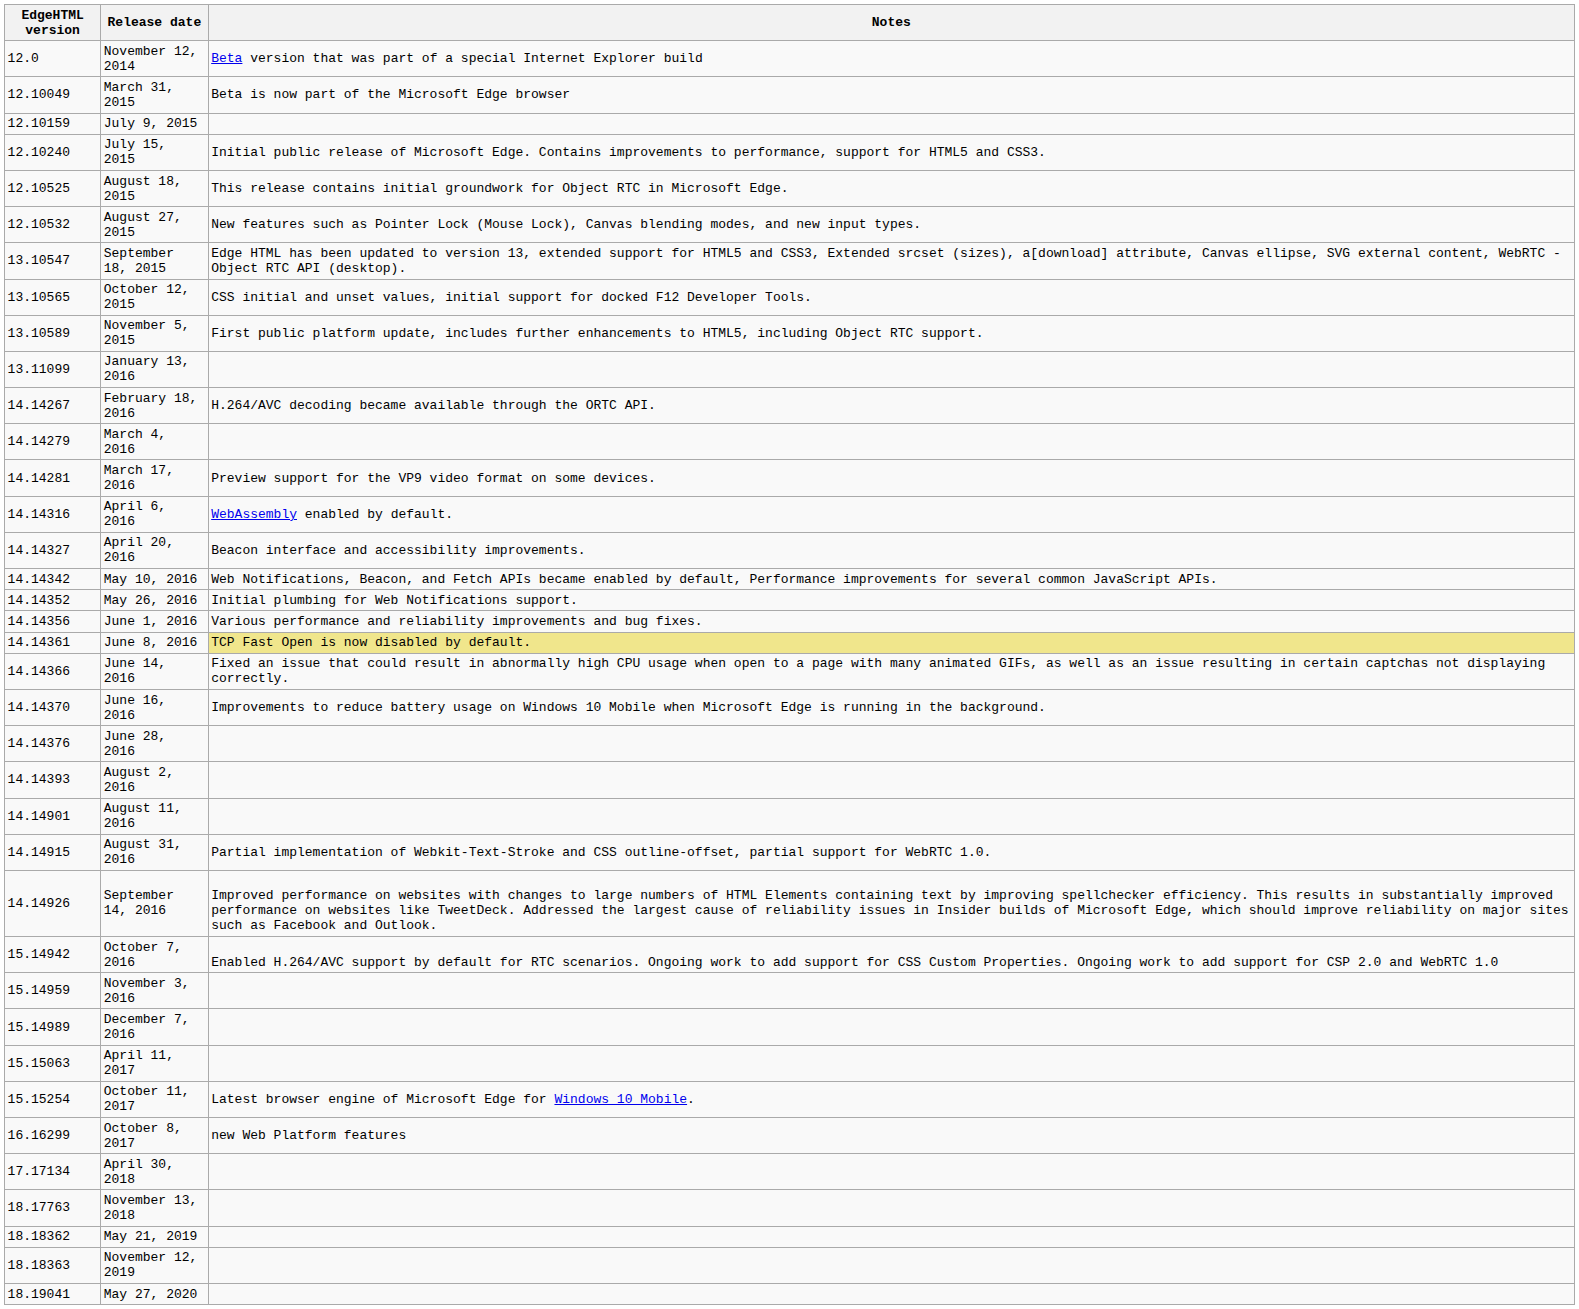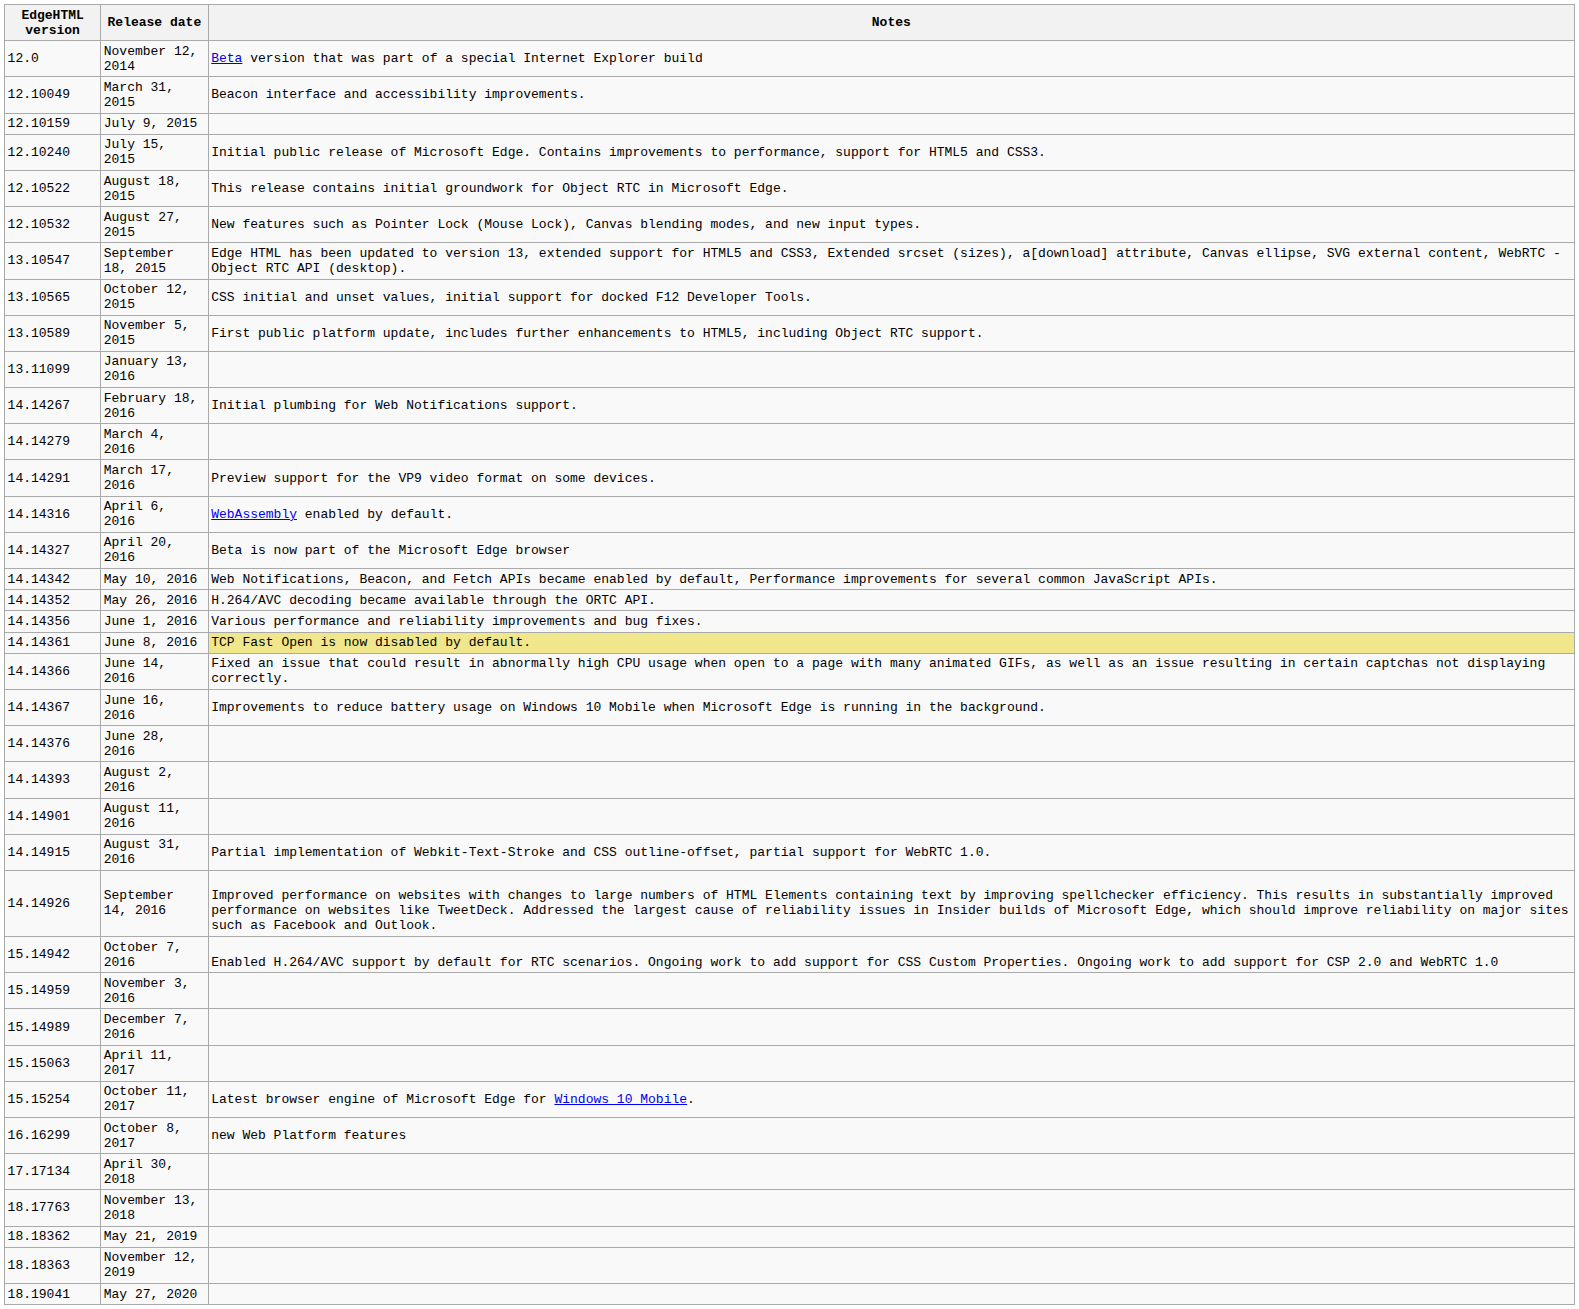(391, 95) Beta is now part of the Microsoft Edge browser -> (398, 95) Beacon interface and accessibility improvements.
(39, 189) 12.10525 -> (39, 189) 12.10522
(434, 406) H.264/AVC decoding became available through the ORTC API. -> (395, 406) Initial plumbing for Web Notifications support.
(39, 478) 14.14281 -> (39, 478) 14.14291
(398, 550) Beacon interface and accessibility improvements. -> (391, 550) Beta is now part of the Microsoft Edge browser
(395, 600) Initial plumbing for Web Notifications support. -> (434, 600) H.264/AVC decoding became available through the ORTC API.
(39, 708) 14.14370 -> (39, 708) 14.14367
